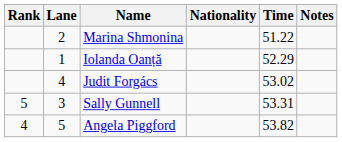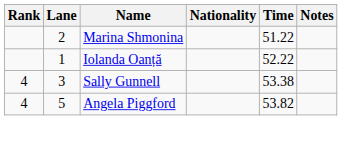(278, 59) 52.29 -> (278, 59) 52.22
- row: (120, 81)
(24, 103) 5 -> (24, 81) 4
(278, 103) 53.31 -> (278, 81) 53.38
